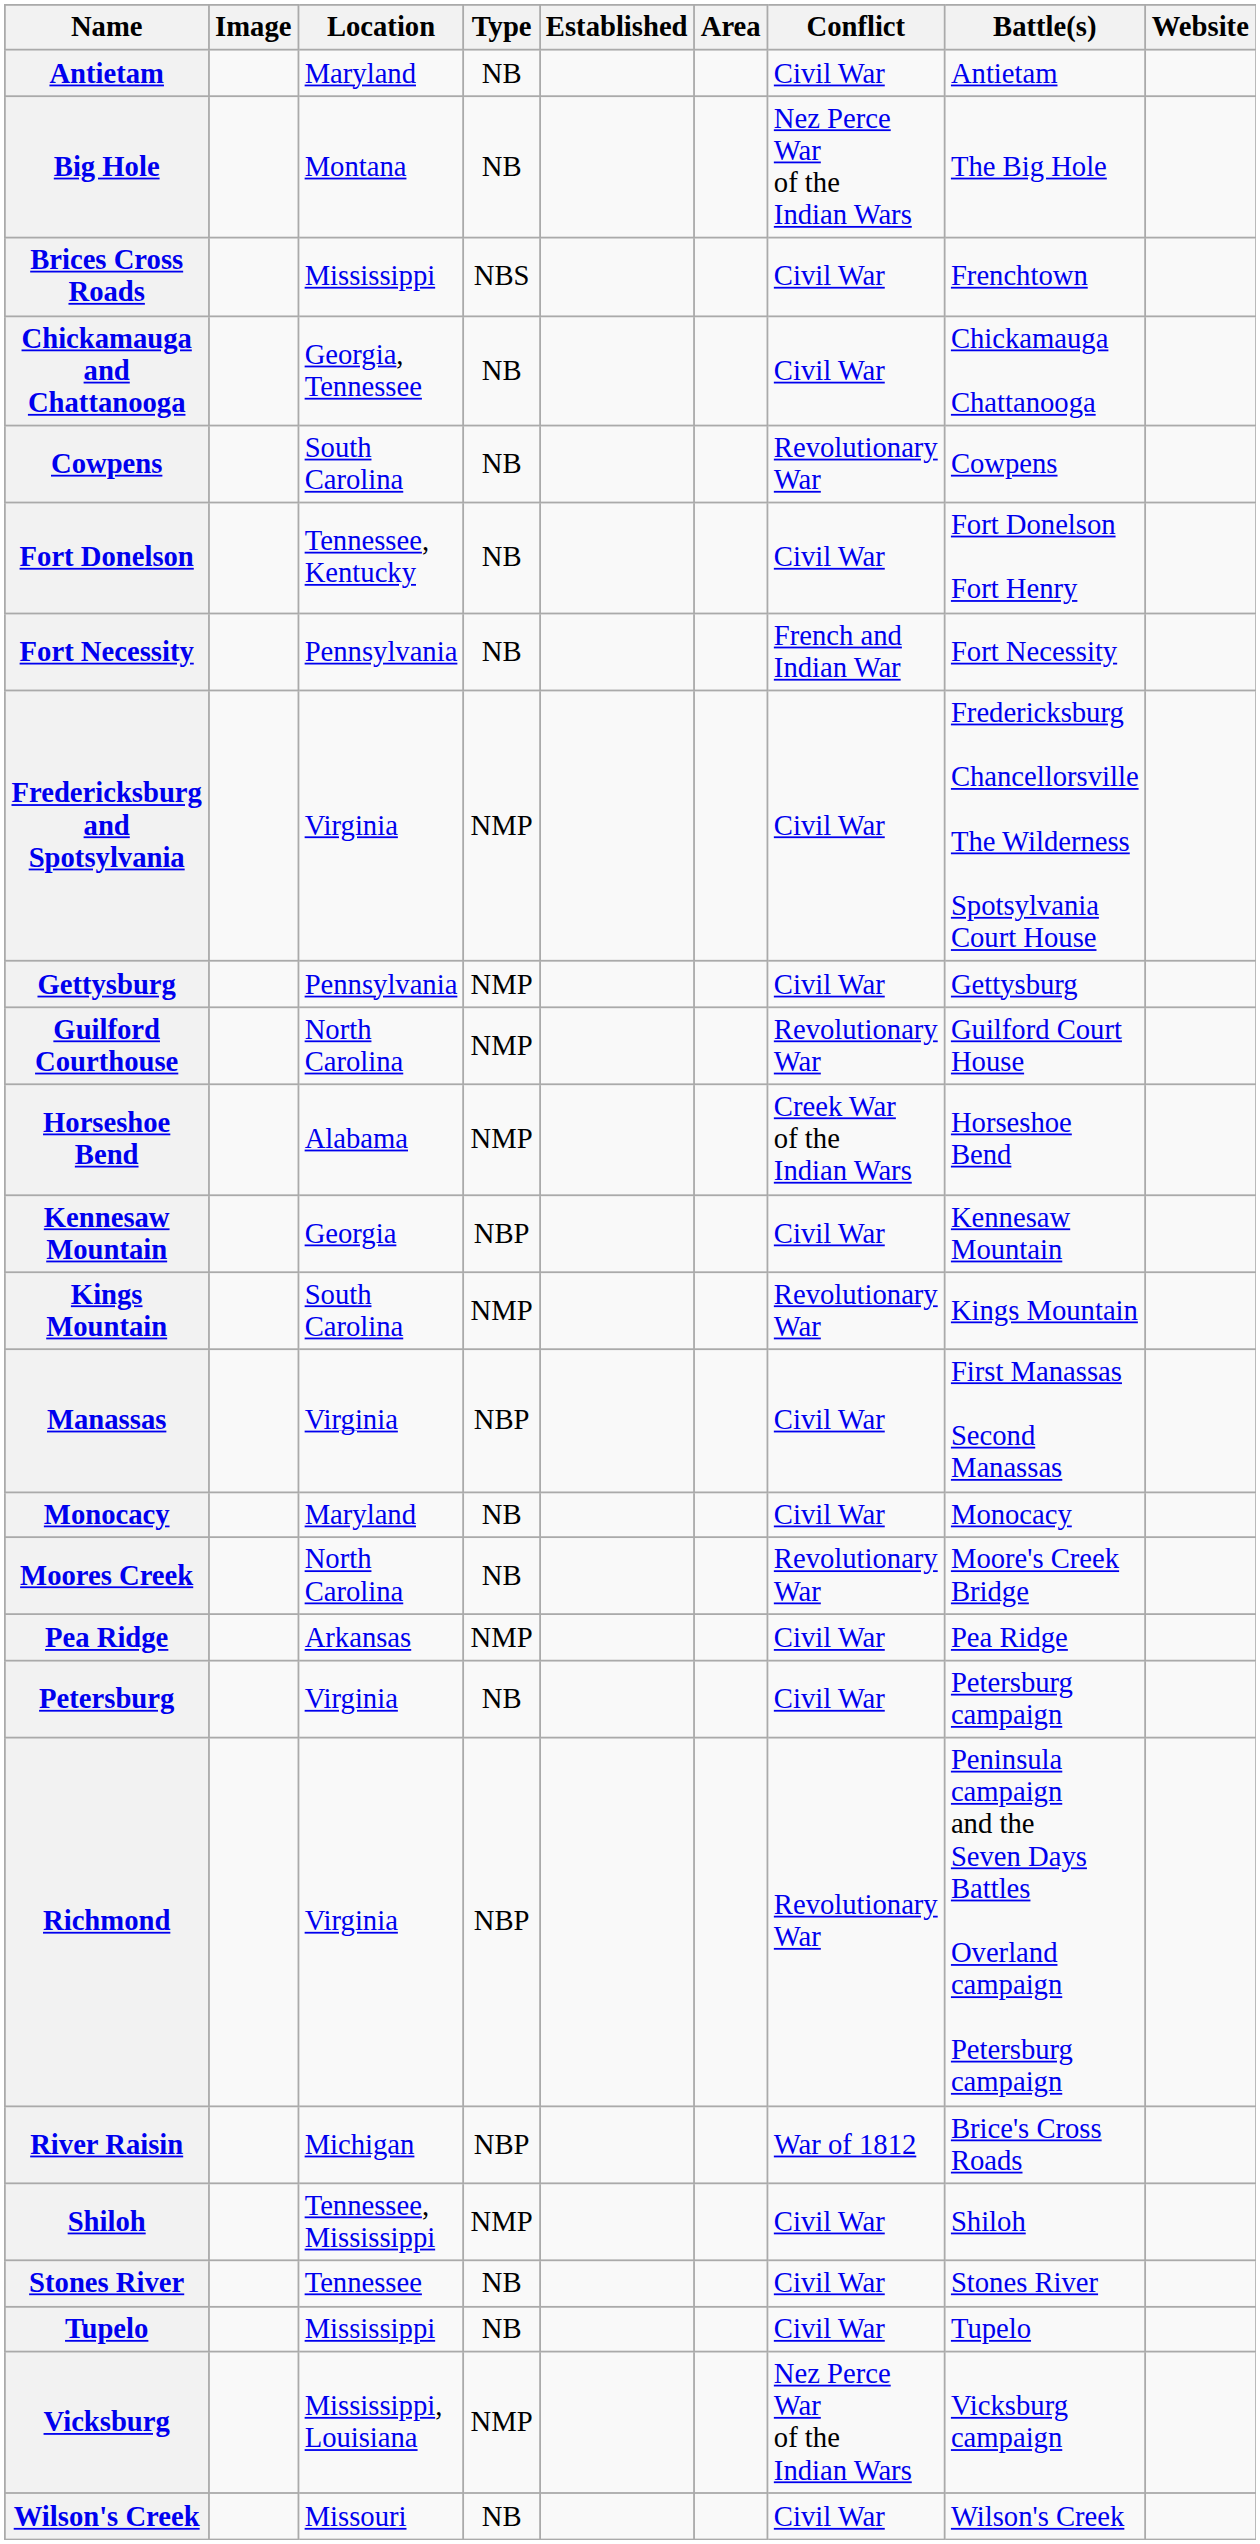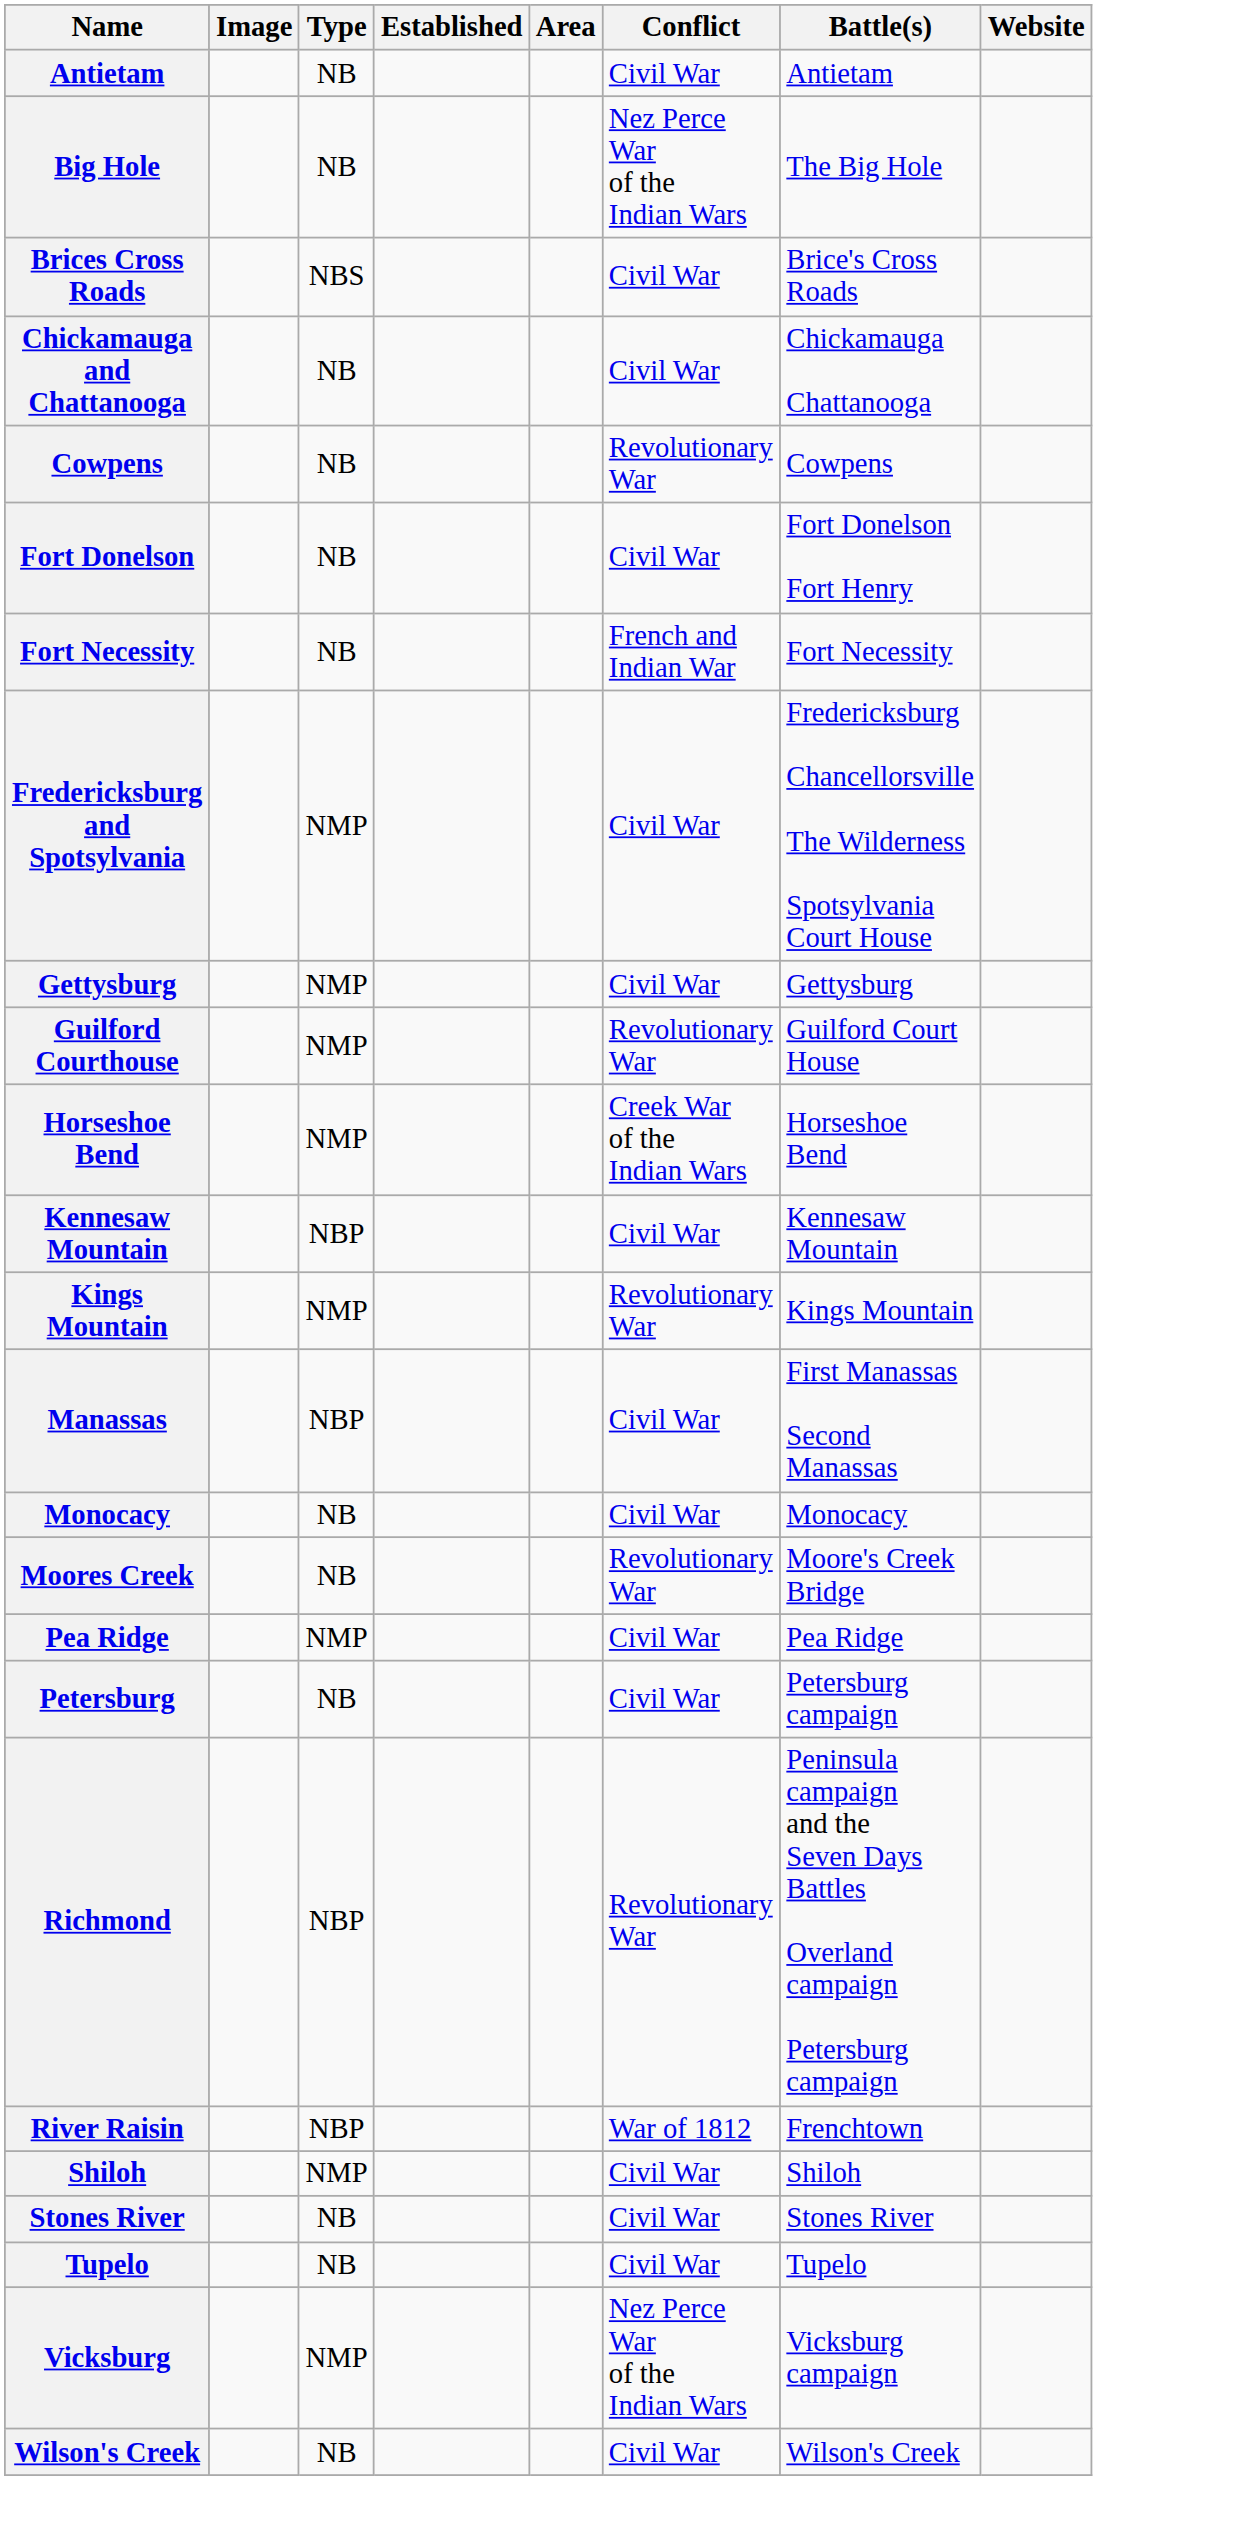- column: (381, 27)
(1019, 276) Frenchtown -> (862, 276) Brice's Cross Roads
(1026, 2143) Brice's Cross Roads -> (855, 2127) Frenchtown
